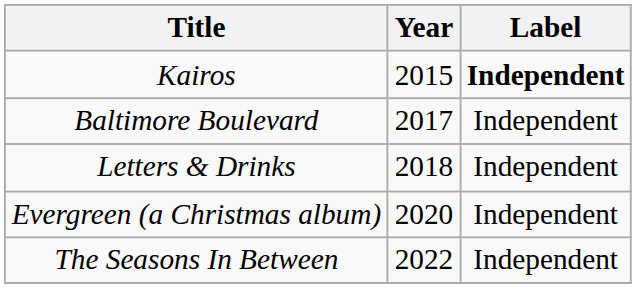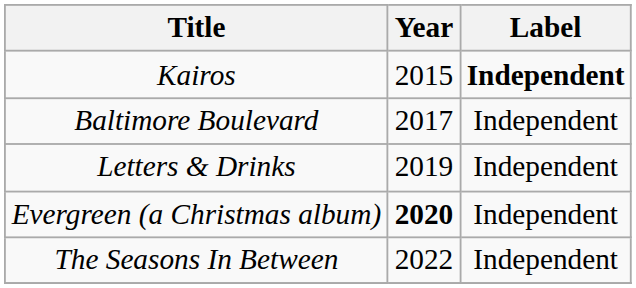(424, 167) 2018 -> (424, 167) 2019
(424, 213) normal -> (424, 213) bold
